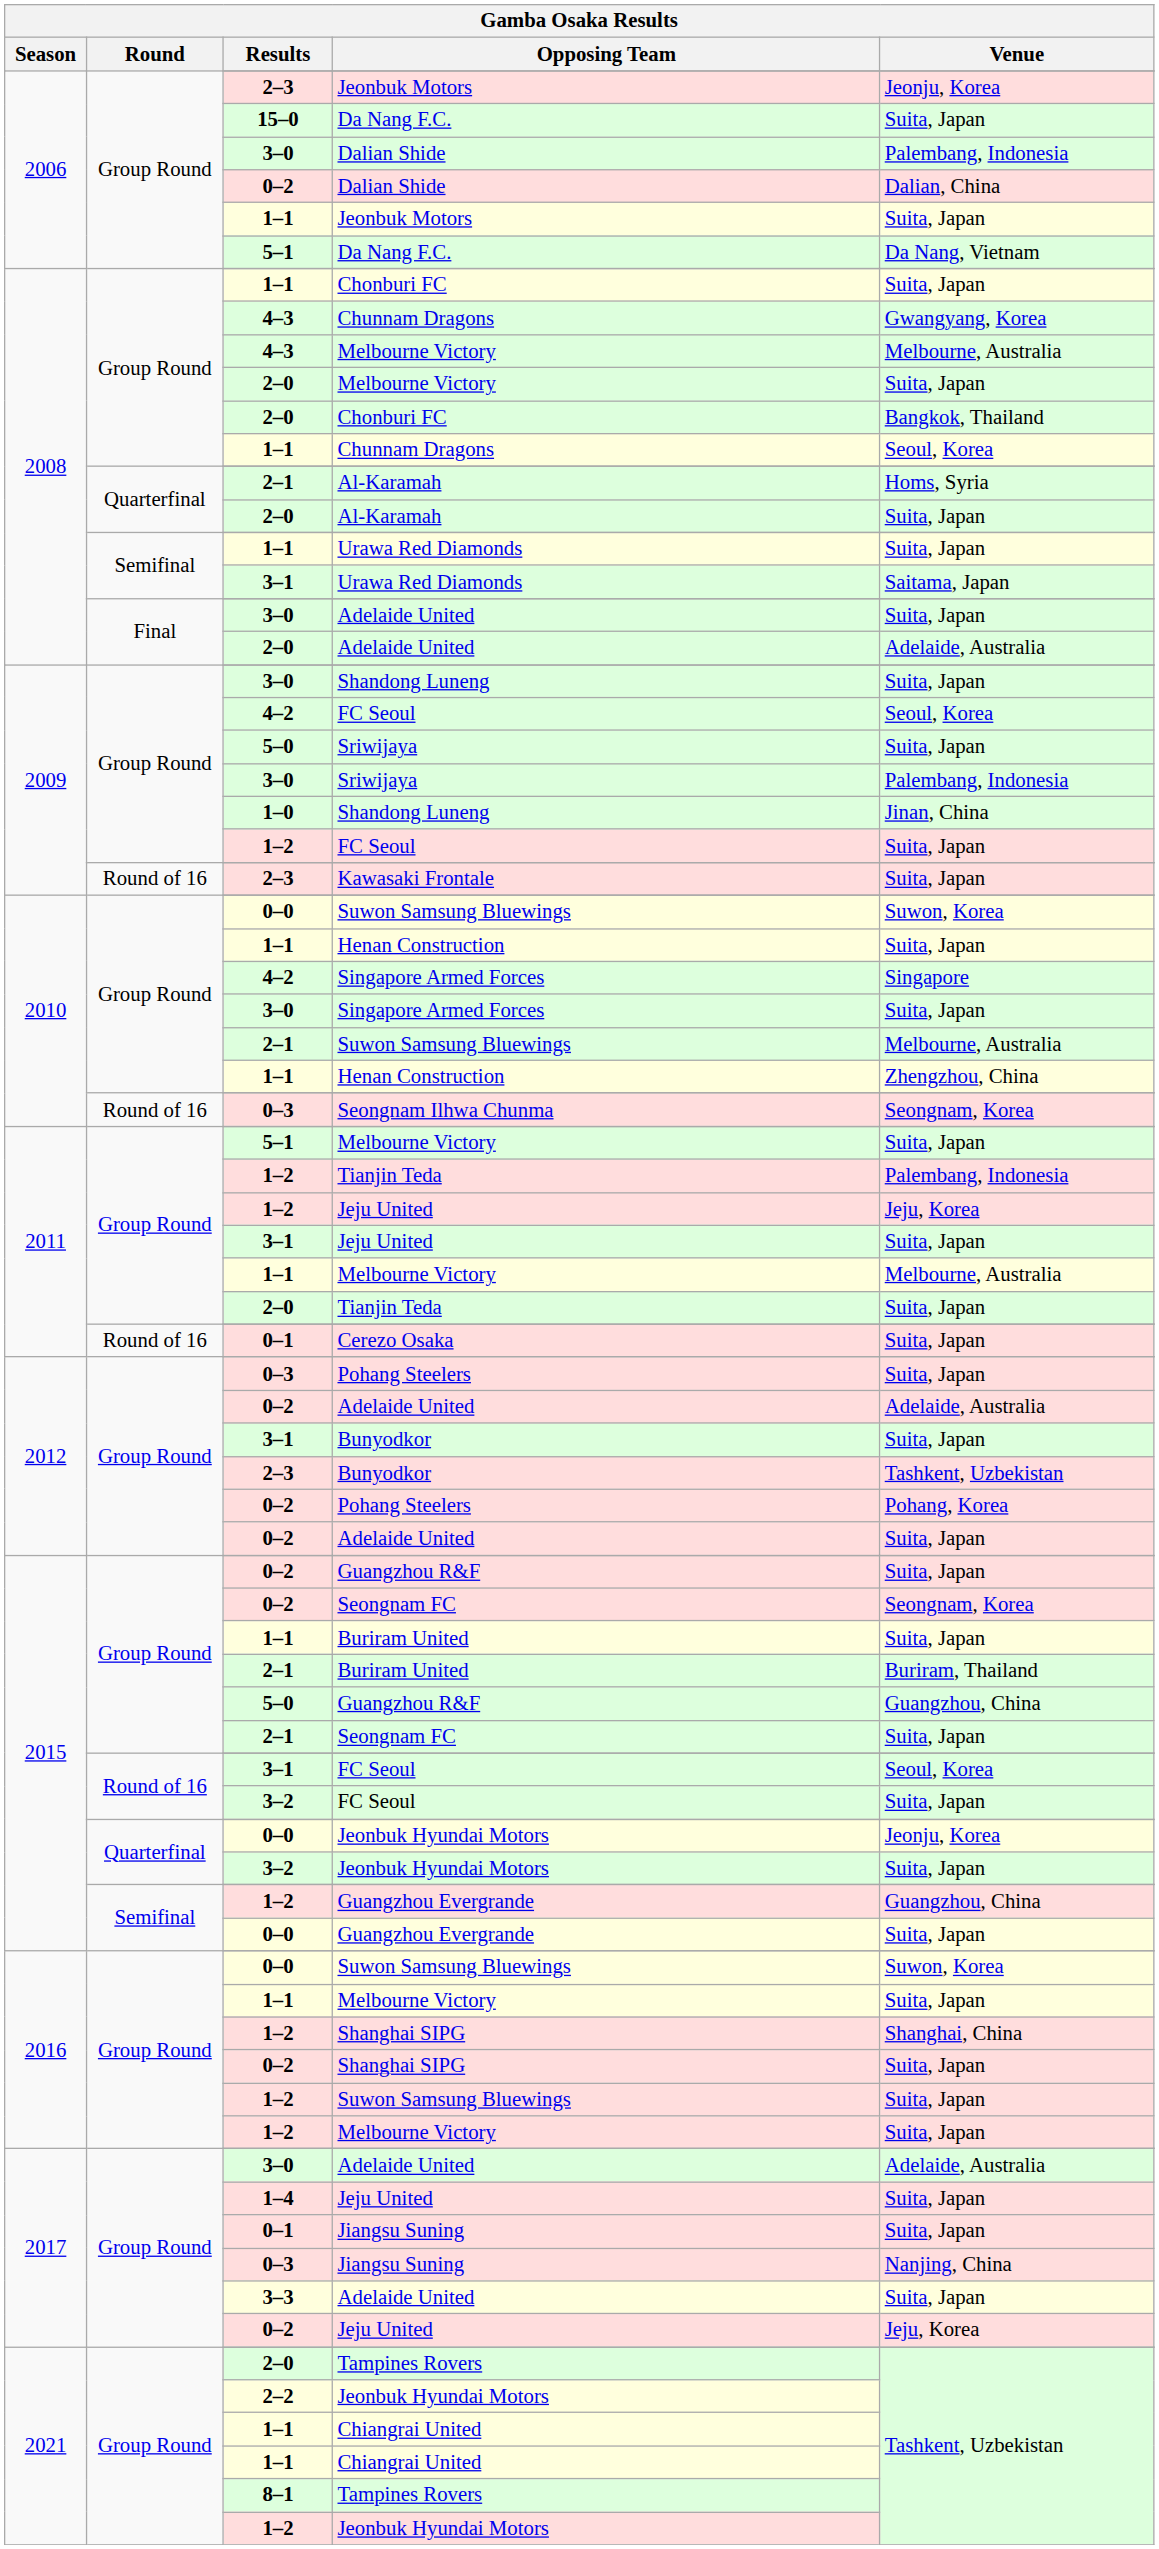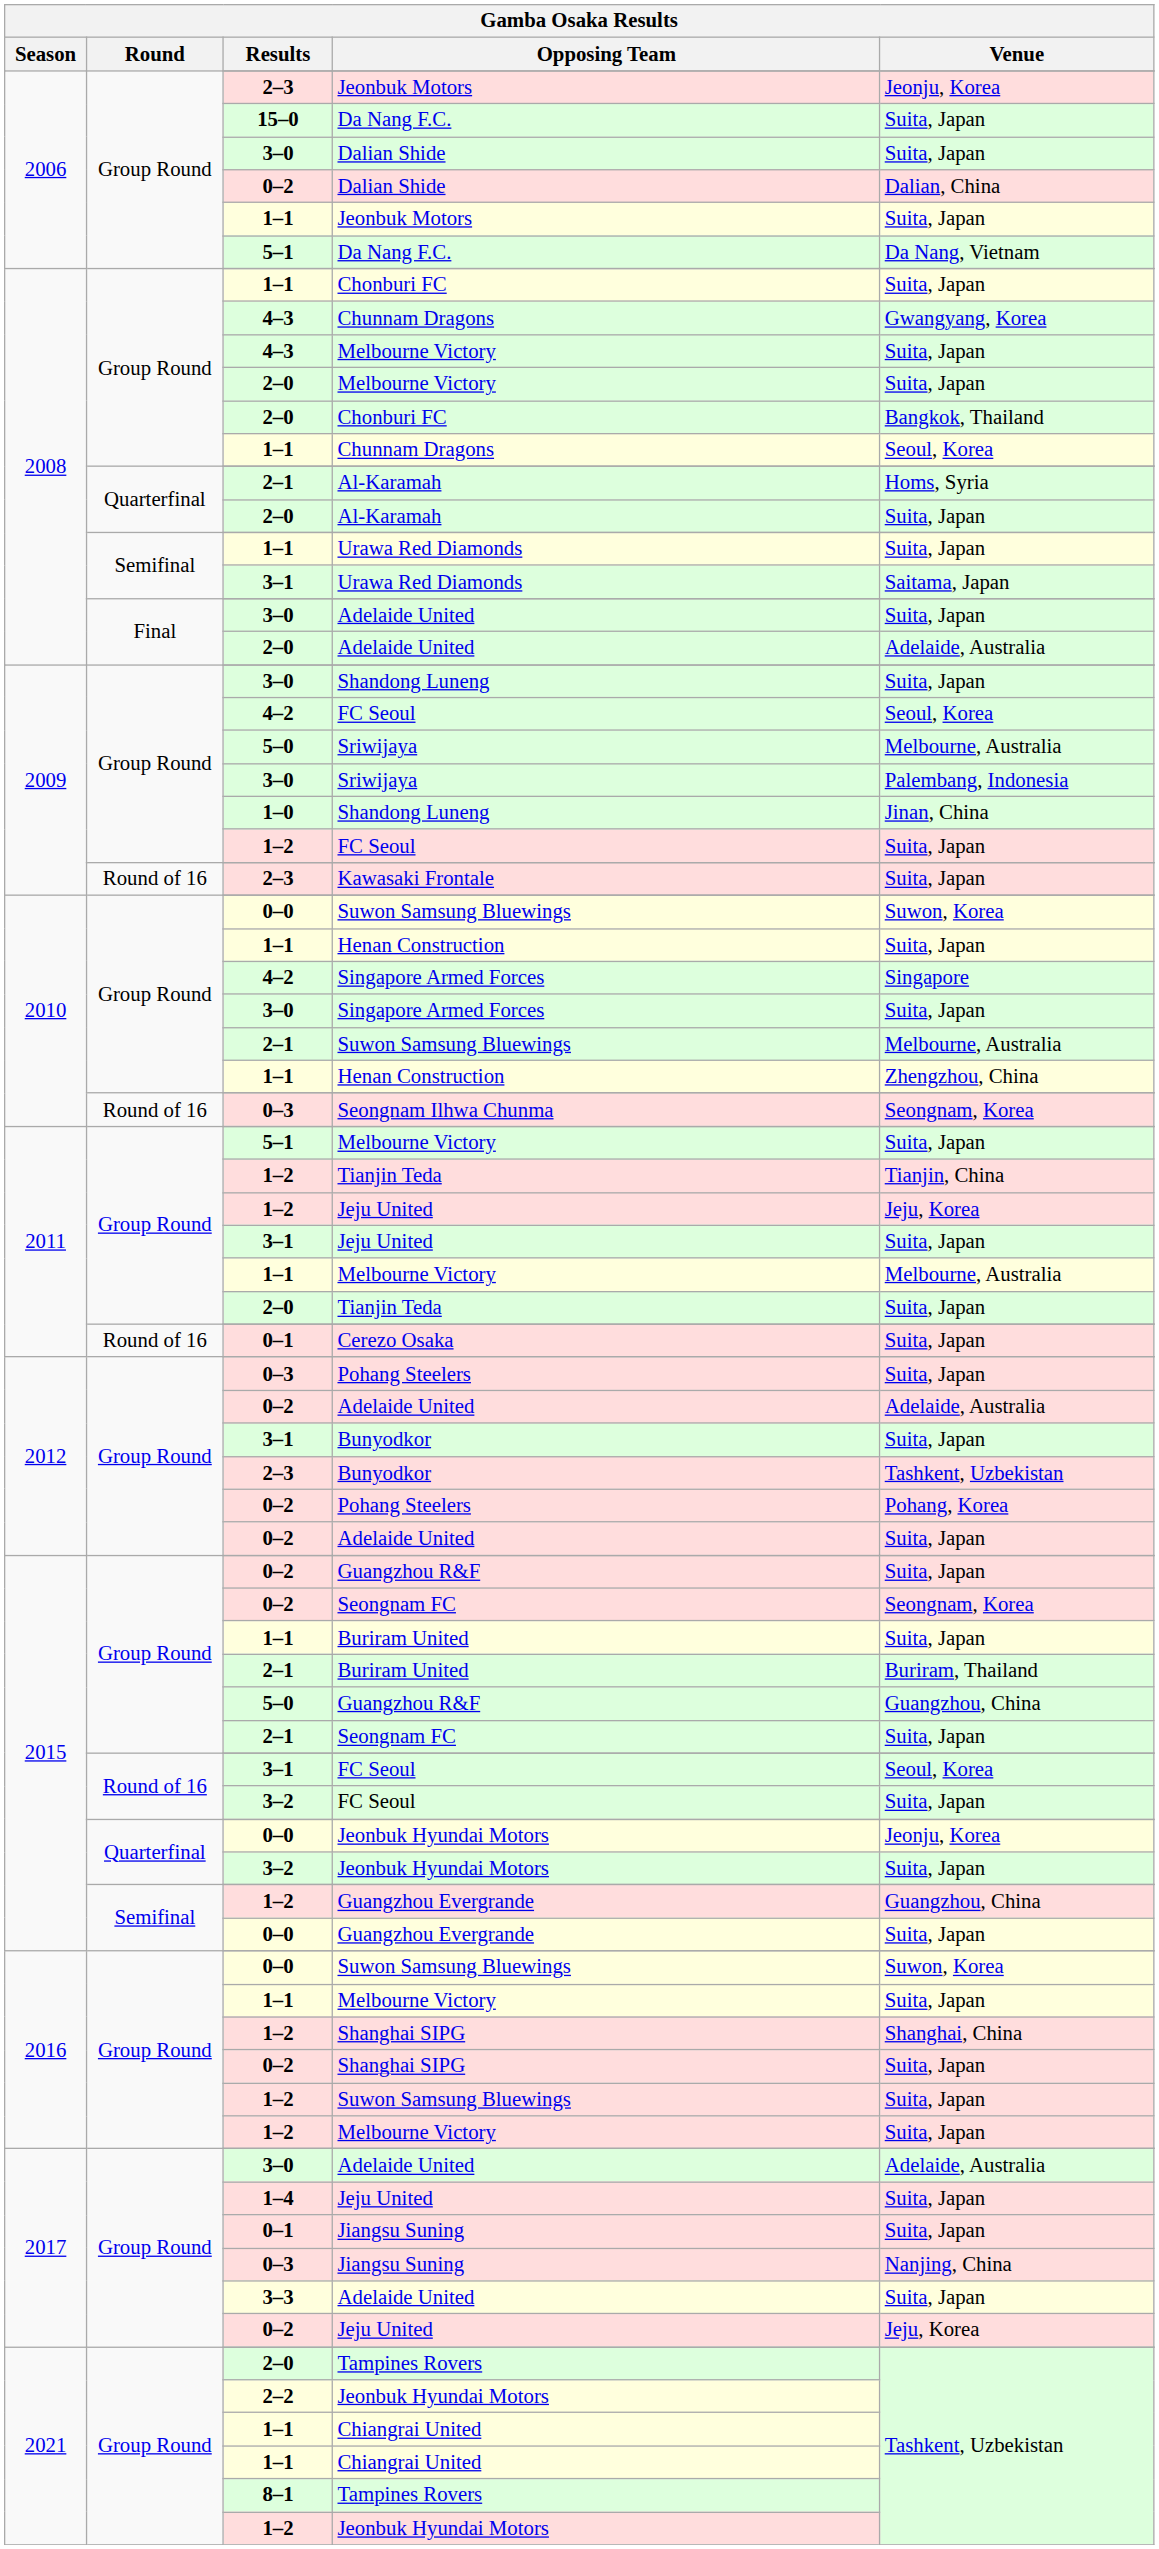(977, 152) Palembang, Indonesia -> (935, 152) Suita, Japan
(973, 350) Melbourne, Australia -> (935, 350) Suita, Japan
(935, 746) Suita, Japan -> (973, 746) Melbourne, Australia
(977, 1175) Palembang, Indonesia -> (944, 1175) Tianjin, China
